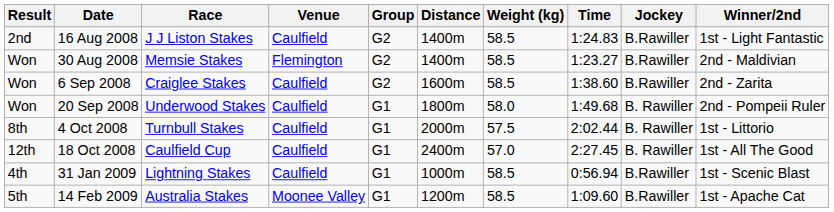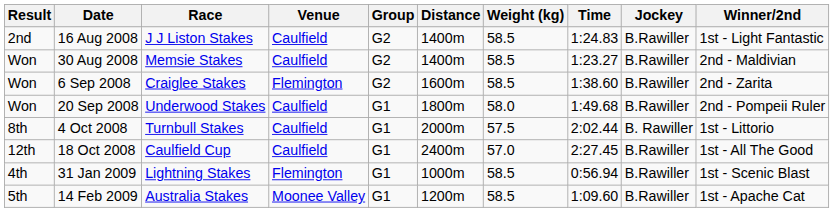(307, 60) Flemington -> (300, 60) Caulfield
(300, 83) Caulfield -> (307, 83) Flemington
(659, 106) B. Rawiller -> (657, 106) B.Rawiller
(659, 151) B. Rawiller -> (657, 151) B.Rawiller
(300, 173) Caulfield -> (307, 173) Flemington
